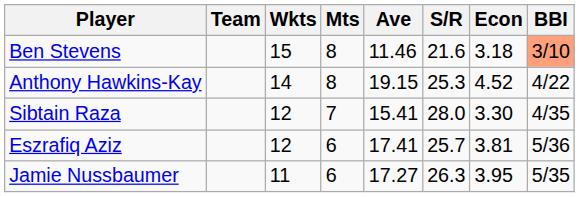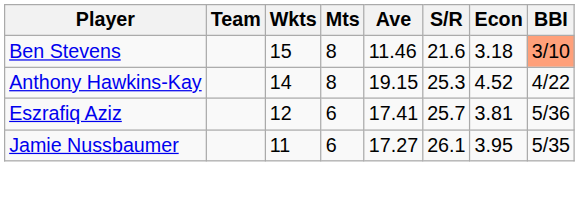- row: (65, 113)
(446, 176) 26.3 -> (446, 144) 26.1
